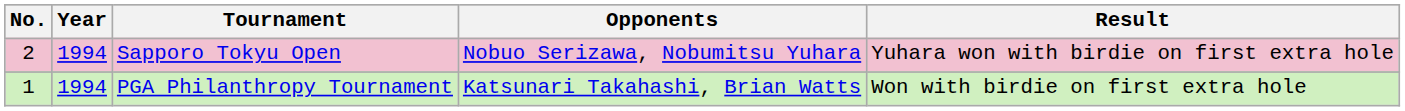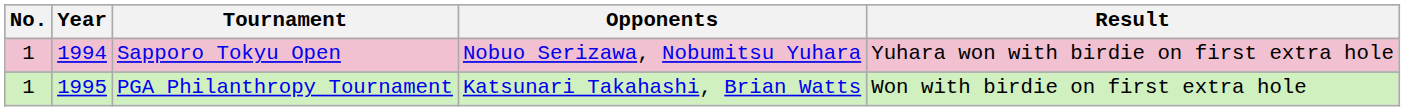(29, 55) 2 -> (29, 55) 1
(82, 89) 1994 -> (82, 89) 1995
